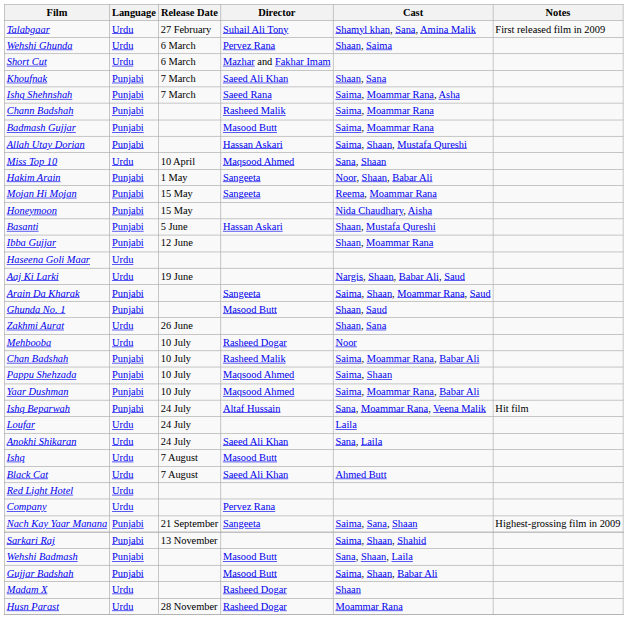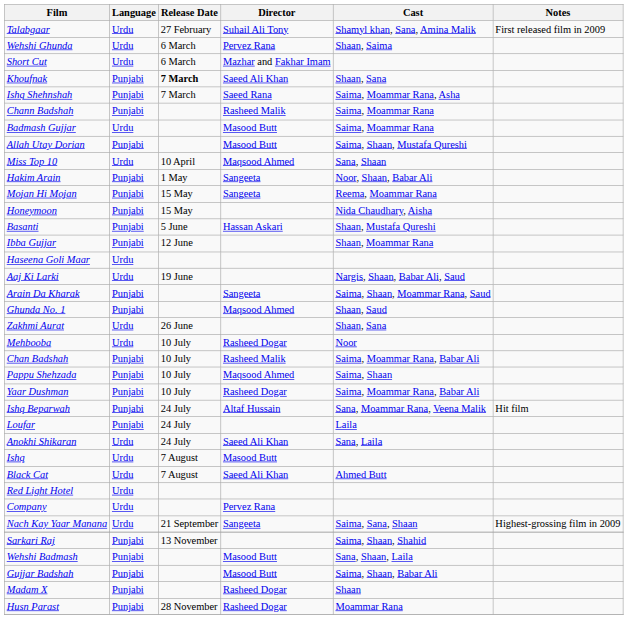(178, 78) normal -> (180, 78) bold
(128, 128) Punjabi -> (123, 128) Urdu
(253, 144) Hassan Askari -> (250, 144) Masood Butt
(250, 309) Masood Butt -> (259, 309) Maqsood Ahmed
(259, 392) Maqsood Ahmed -> (255, 392) Rasheed Dogar
(123, 425) Urdu -> (128, 425) Punjabi
(128, 524) Punjabi -> (123, 524) Urdu
(123, 590) Urdu -> (128, 590) Punjabi
(123, 606) Urdu -> (128, 606) Punjabi
